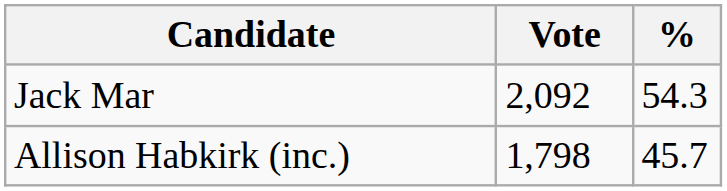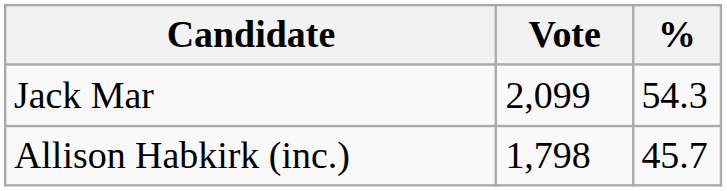(548, 94) 2,092 -> (548, 94) 2,099
